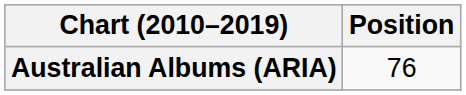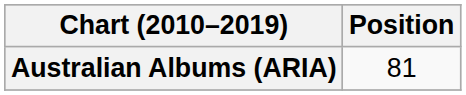(402, 68) 76 -> (402, 68) 81
